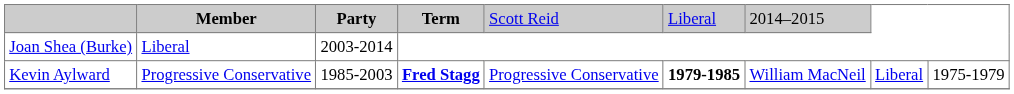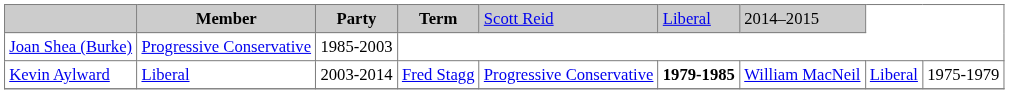(166, 46) Liberal -> (226, 46) Progressive Conservative
(356, 46) 2003-2014 -> (356, 46) 1985-2003
(226, 74) Progressive Conservative -> (166, 74) Liberal
(356, 74) 1985-2003 -> (356, 74) 2003-2014
(441, 74) bold -> (438, 74) normal
